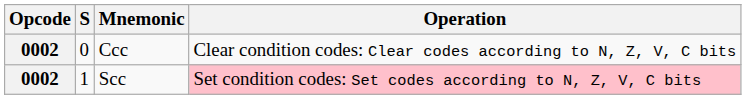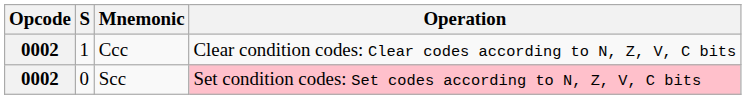(84, 49) 0 -> (84, 49) 1
(84, 79) 1 -> (84, 79) 0
